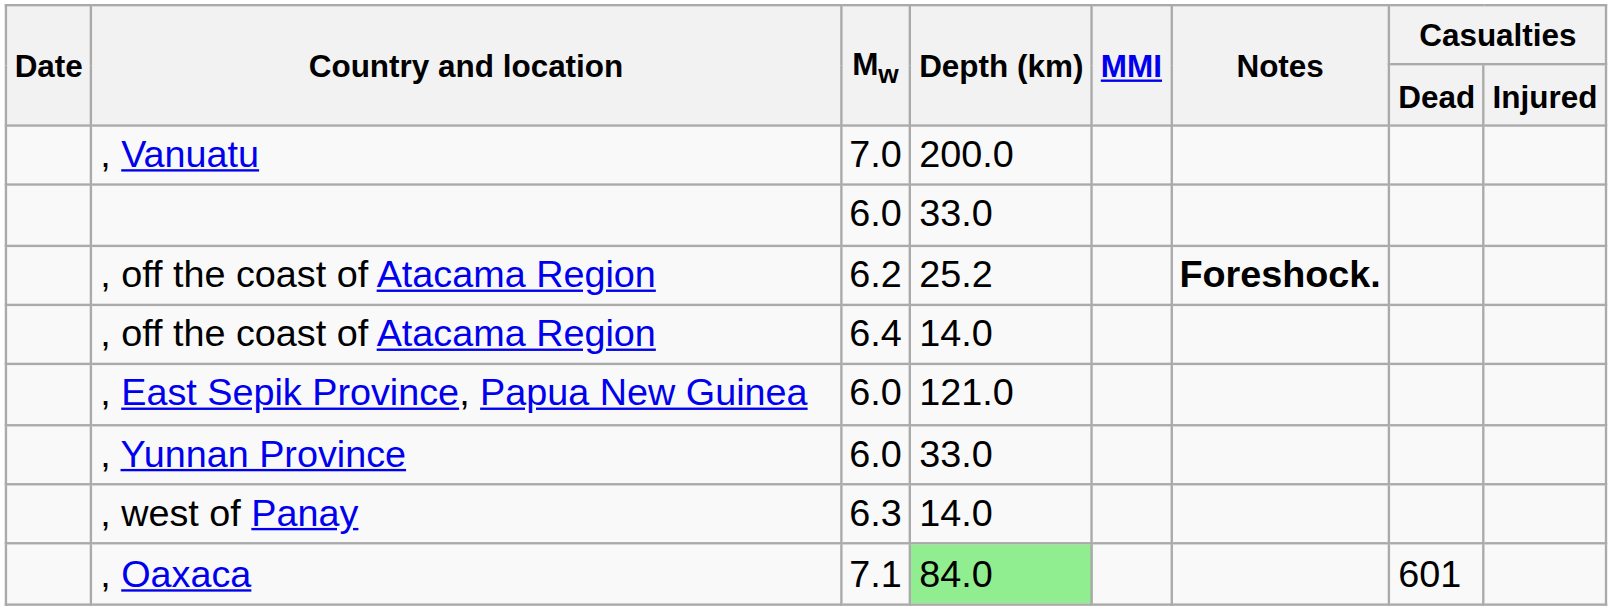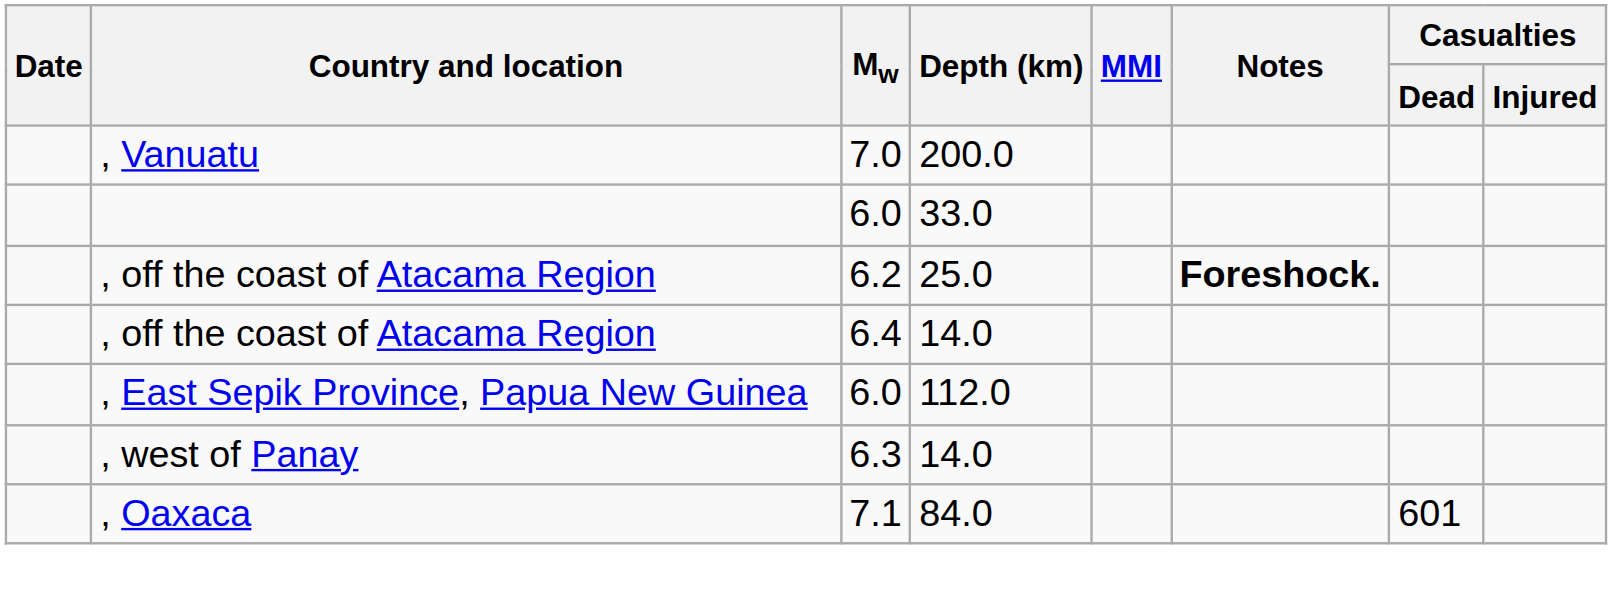(956, 273) 25.2 -> (956, 273) 25.0
(966, 393) 121.0 -> (965, 393) 112.0
- row: (253, 453)
(956, 573) lightgreen background -> (956, 513) no background
